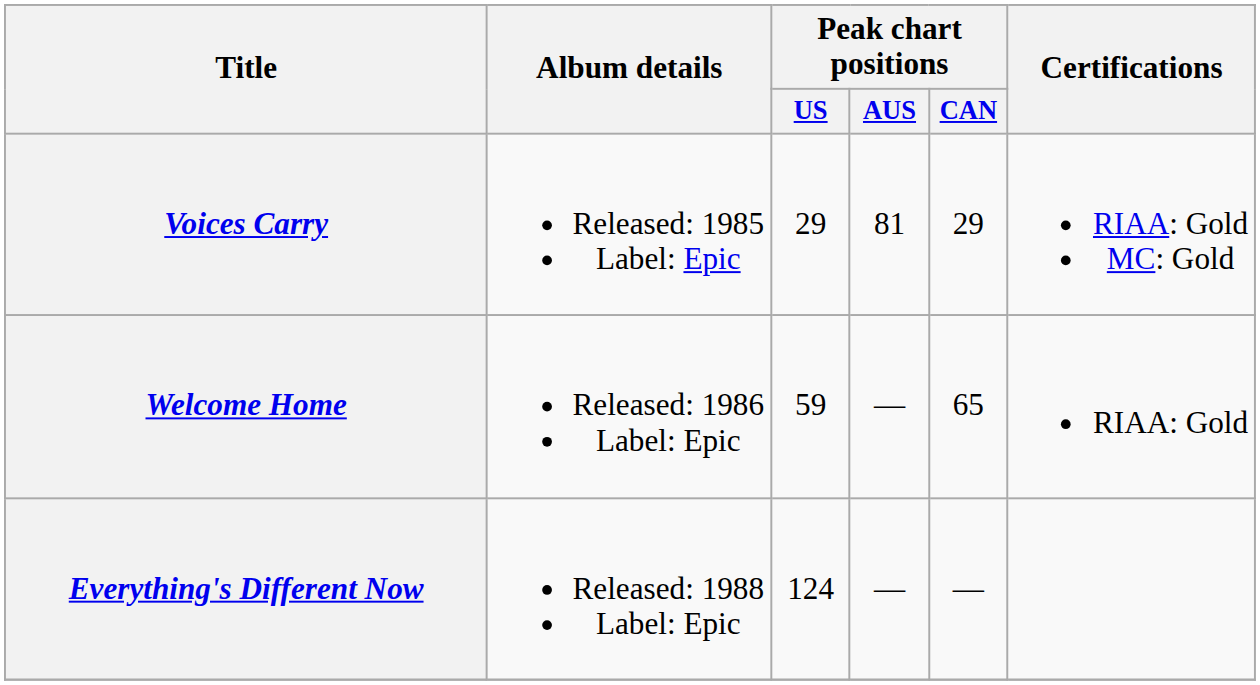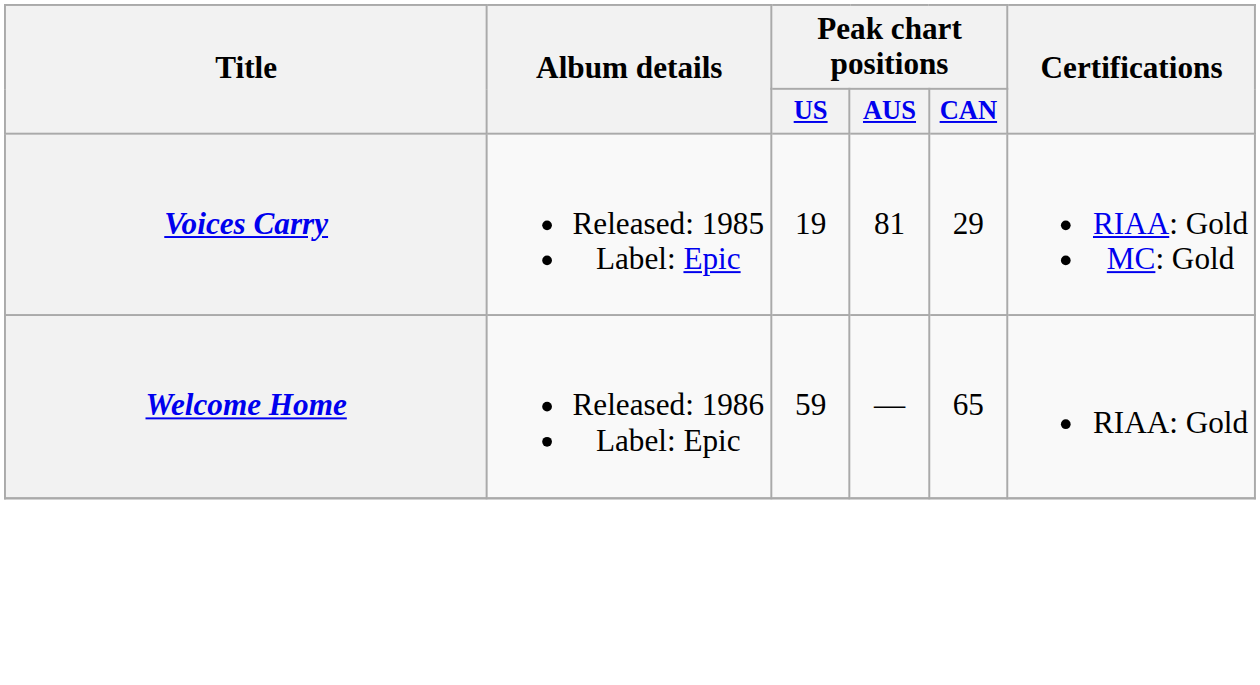(811, 223) 29 -> (811, 223) 19
- row: (246, 588)
